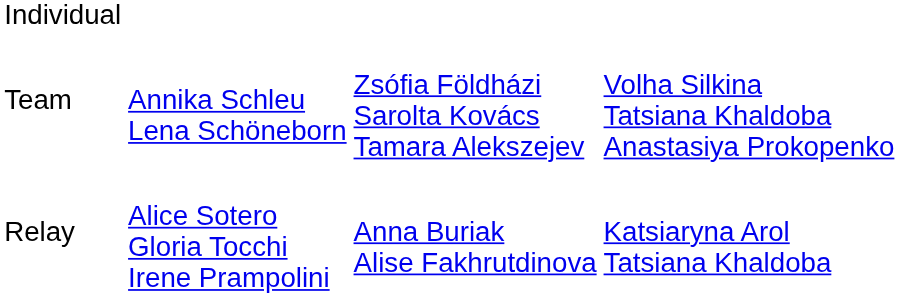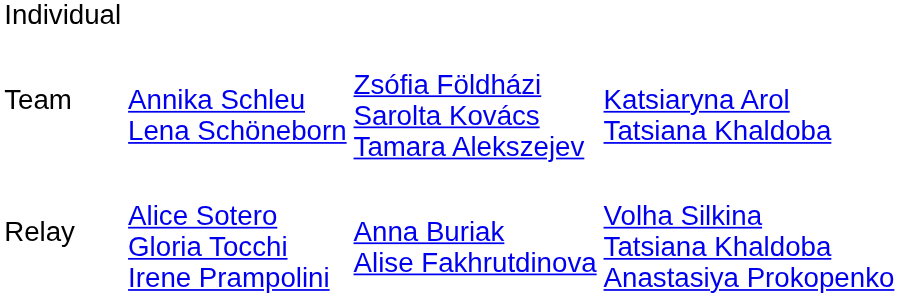(749, 115) Volha Silkina Tatsiana Khaldoba Anastasiya Prokopenko -> (717, 115) Katsiaryna Arol Tatsiana Khaldoba
(717, 247) Katsiaryna Arol Tatsiana Khaldoba -> (749, 247) Volha Silkina Tatsiana Khaldoba Anastasiya Prokopenko
